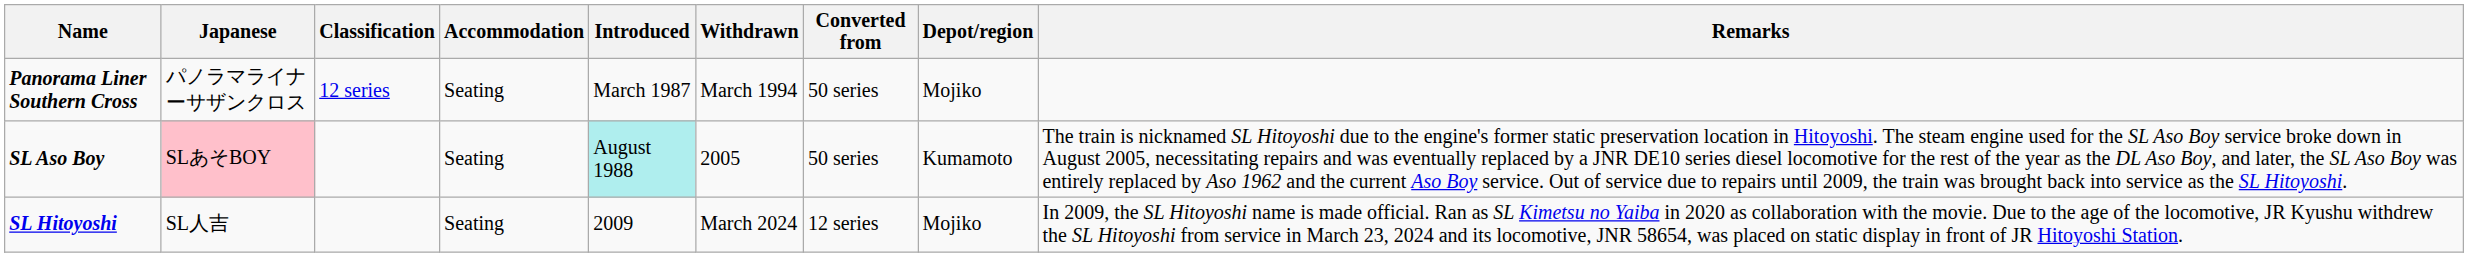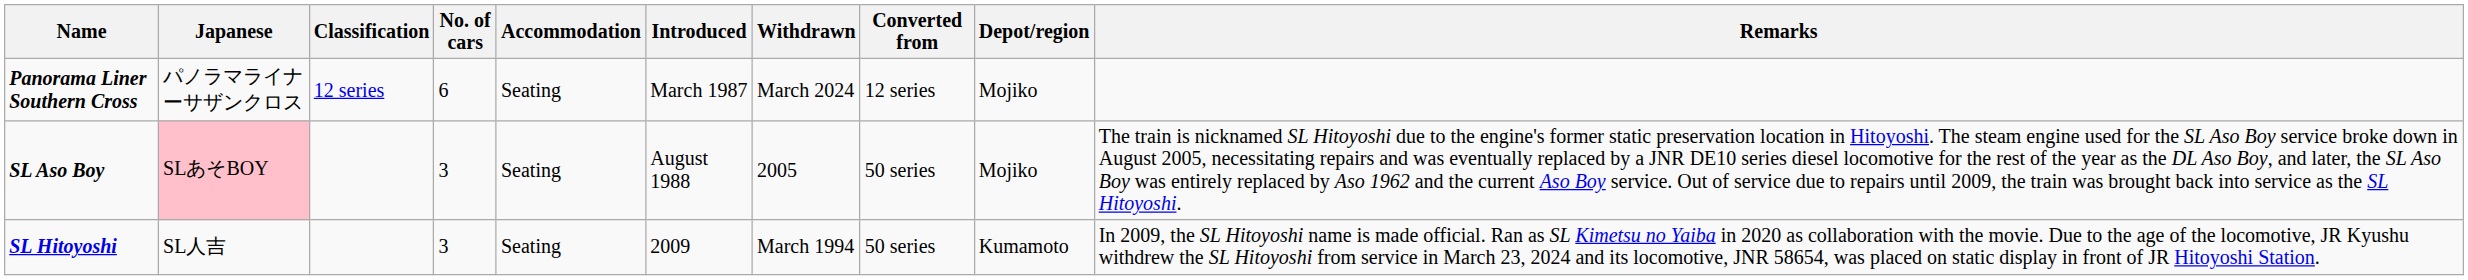+ column: (465, 31)
(749, 89) March 1994 -> (806, 89) March 2024
(843, 89) 50 series -> (900, 89) 12 series
(622, 158) paleturquoise background -> (679, 170) no background
(968, 158) Kumamoto -> (1008, 170) Mojiko
(749, 224) March 2024 -> (806, 246) March 1994
(843, 224) 12 series -> (900, 246) 50 series
(952, 224) Mojiko -> (1024, 246) Kumamoto
